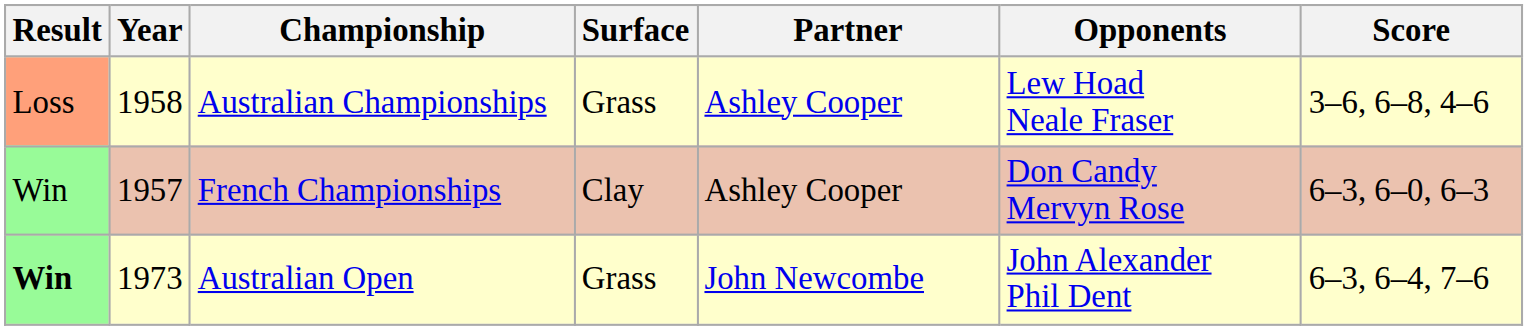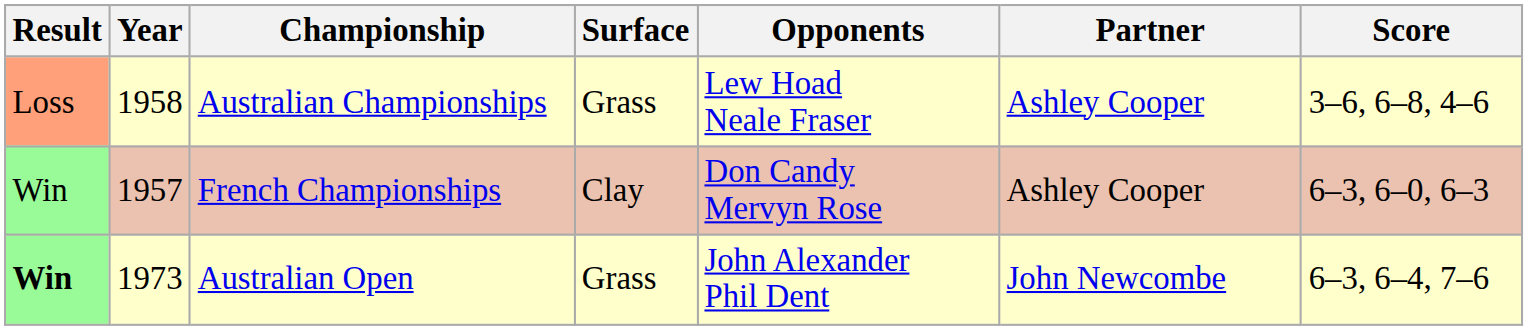columns swapped: (848, 30) <-> (1150, 30)
